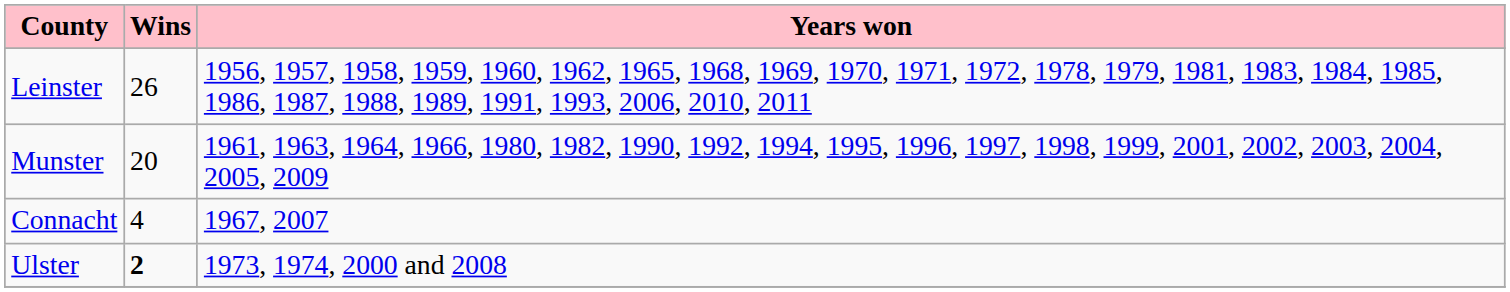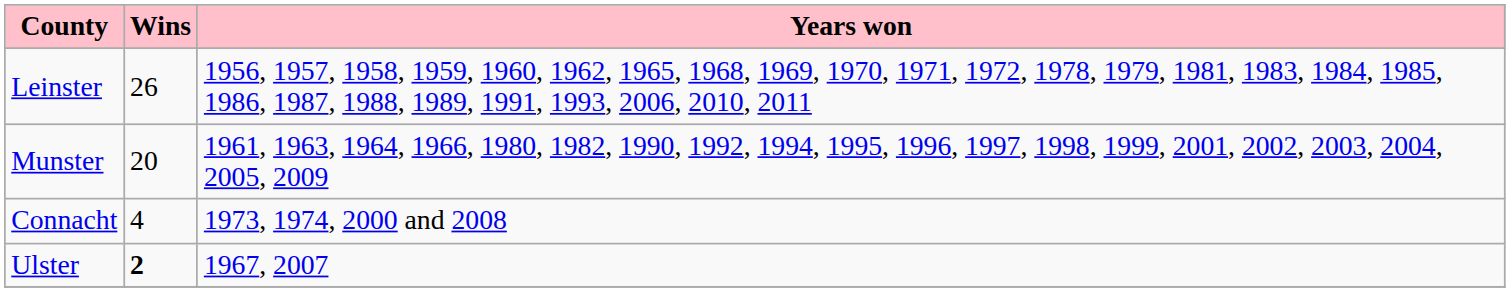(266, 220) 1967, 2007 -> (355, 220) 1973, 1974, 2000 and 2008
(355, 264) 1973, 1974, 2000 and 2008 -> (266, 264) 1967, 2007
